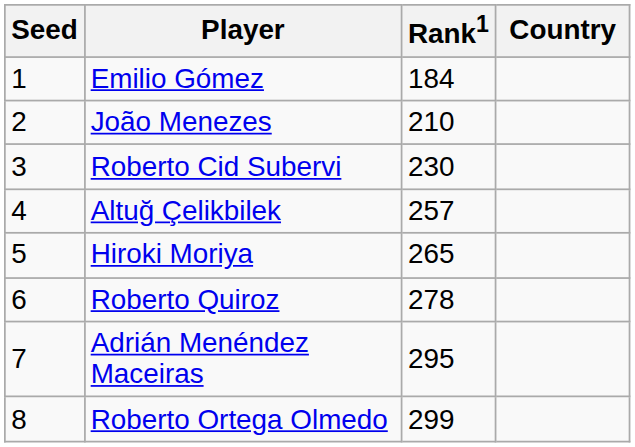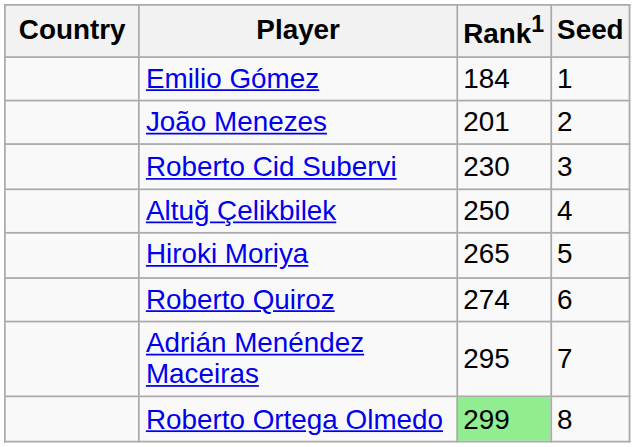columns swapped: (563, 30) <-> (45, 30)
(431, 122) 210 -> (486, 122) 201
(431, 210) 257 -> (486, 210) 250
(431, 299) 278 -> (486, 299) 274
(431, 418) no background -> (486, 418) lightgreen background
